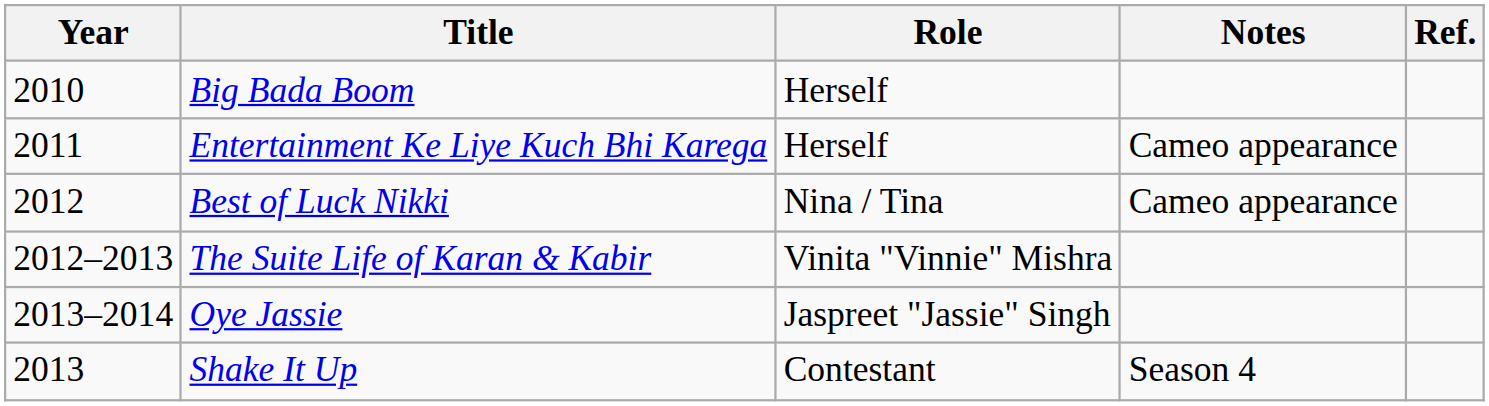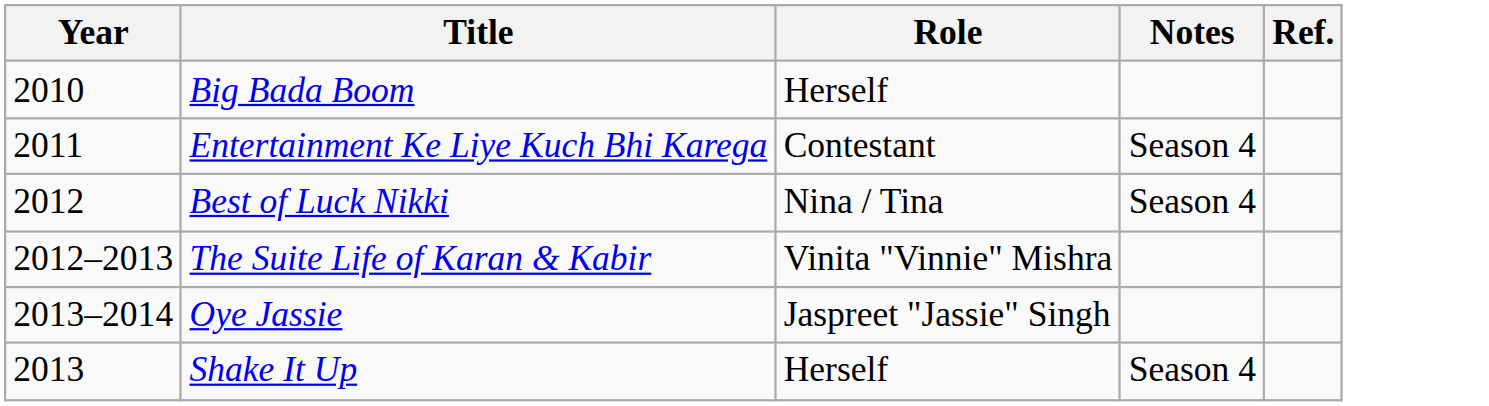(836, 145) Herself -> (860, 145) Contestant
(1263, 145) Cameo appearance -> (1192, 145) Season 4
(1263, 201) Cameo appearance -> (1192, 201) Season 4
(860, 370) Contestant -> (836, 370) Herself
